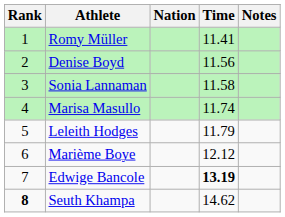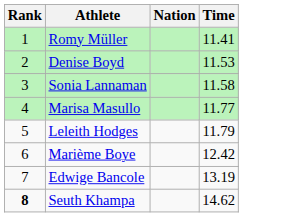- column: (259, 16)
(219, 62) 11.56 -> (219, 62) 11.53
(219, 108) 11.74 -> (219, 108) 11.77
(219, 154) 12.12 -> (219, 154) 12.42
(219, 177) bold -> (219, 177) normal
